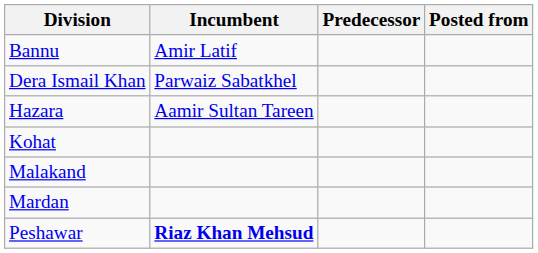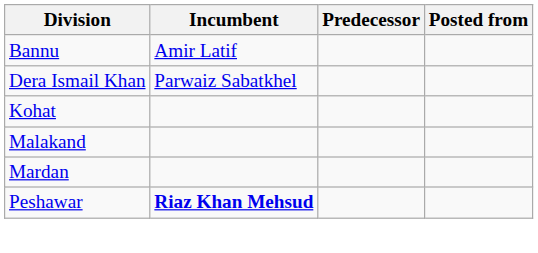- row: (36, 111)
